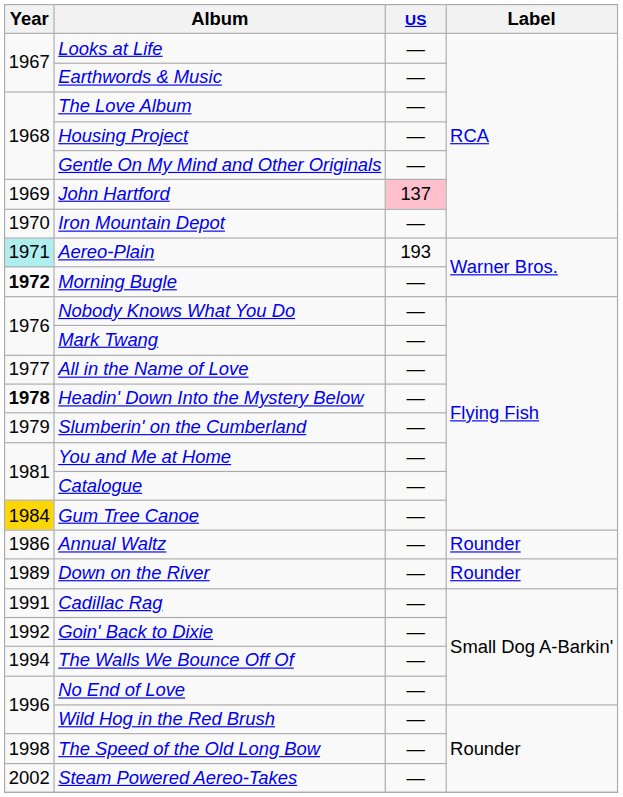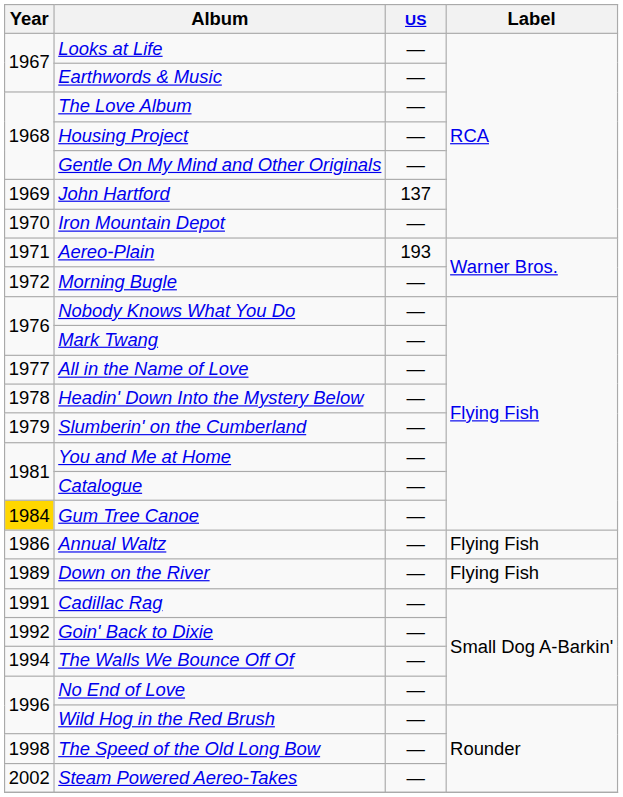(416, 194) pink background -> (416, 194) no background
(29, 252) paleturquoise background -> (29, 252) no background
(29, 281) bold -> (29, 281) normal
(29, 398) bold -> (29, 398) normal
(485, 544) Rounder -> (495, 544) Flying Fish
(485, 573) Rounder -> (495, 573) Flying Fish
